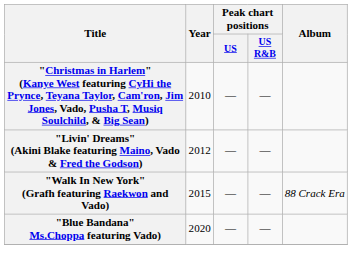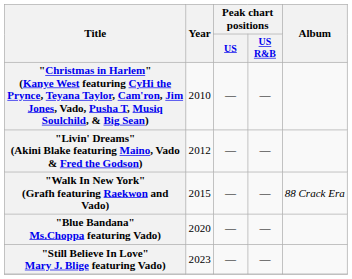+ row: (95, 259)
